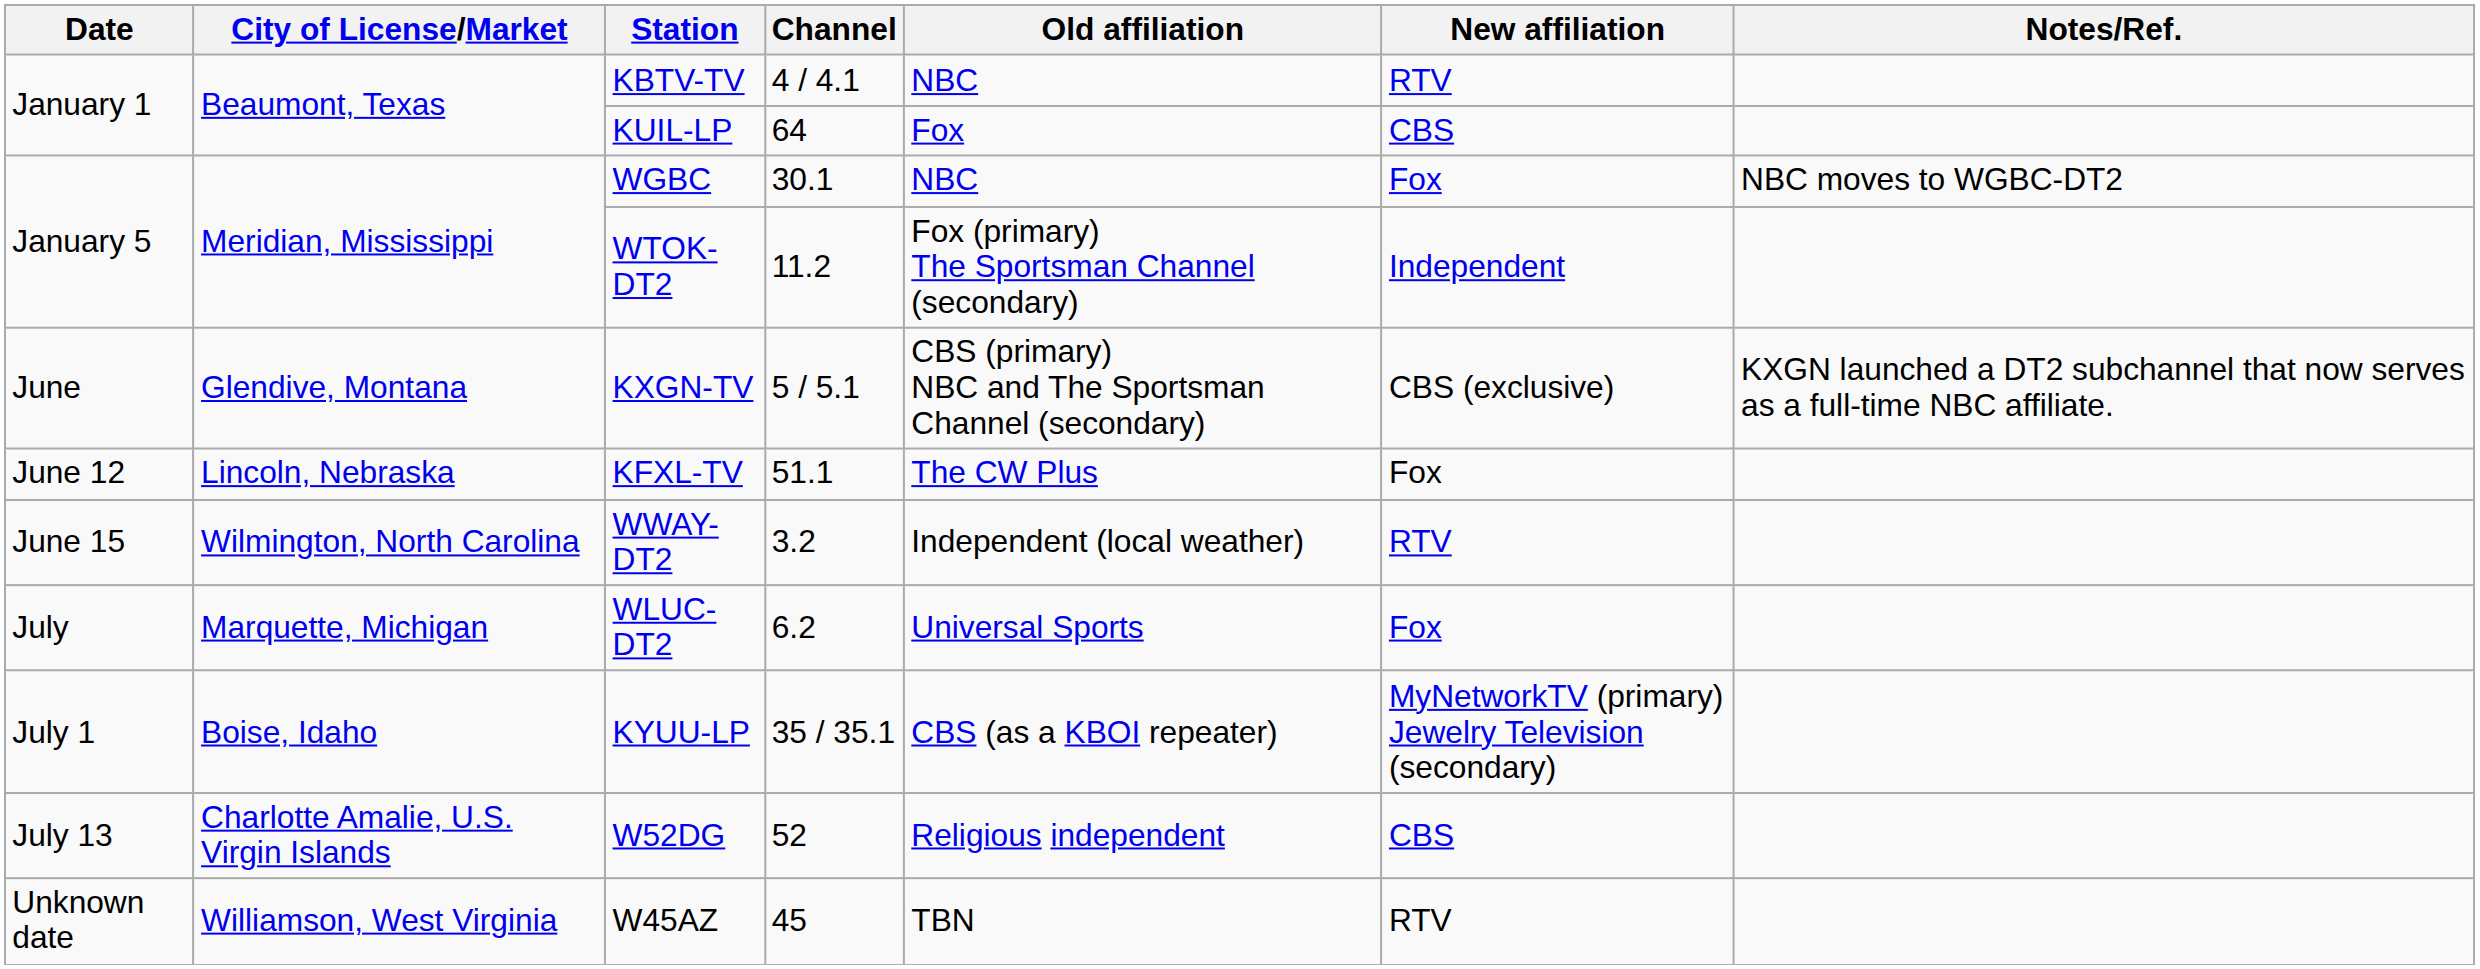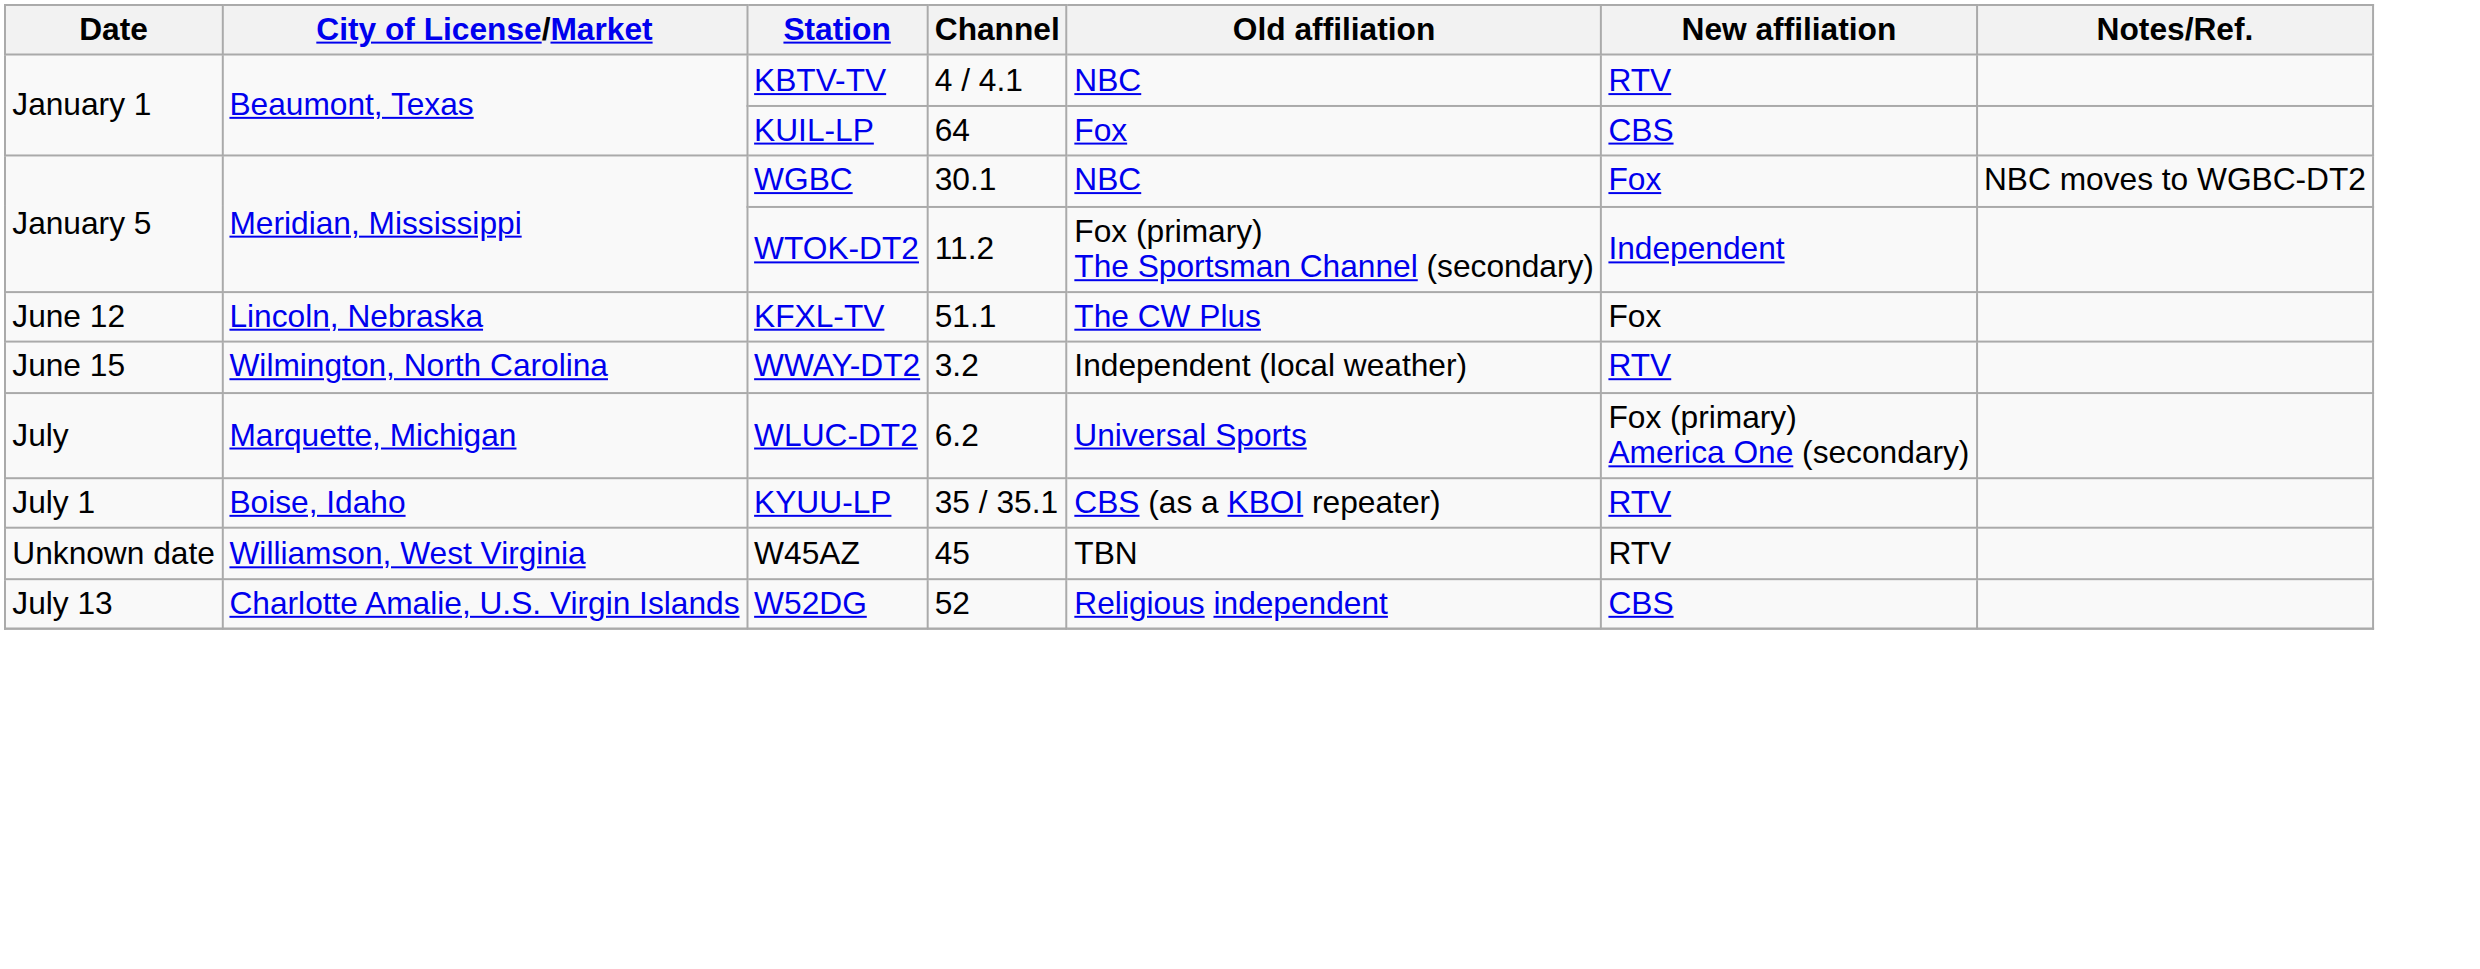- row: (683, 387)
(1415, 627) Fox -> (1789, 434) Fox (primary) America One (secondary)
(1556, 731) MyNetworkTV (primary) Jewelry Television (secondary) -> (1640, 502) RTV
rows swapped: (669, 834) <-> (665, 920)
